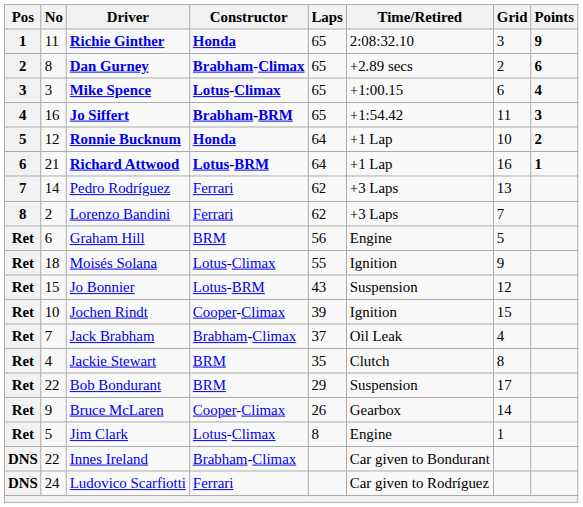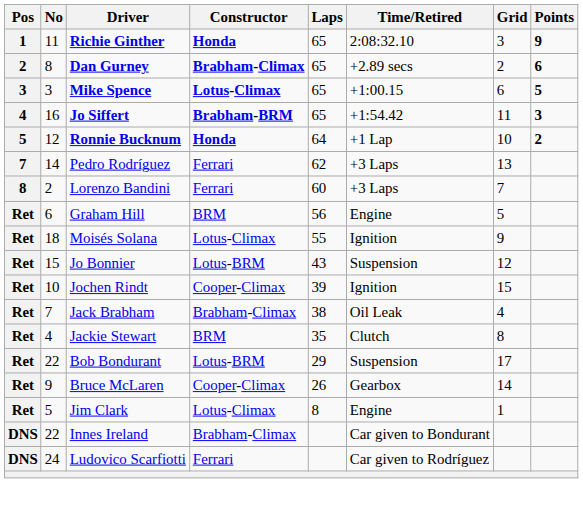(538, 90) 4 -> (538, 90) 5
- row: (125, 164)
(319, 213) 62 -> (319, 188) 60
(319, 336) 37 -> (319, 311) 38
(209, 385) BRM -> (229, 360) Lotus-BRM
